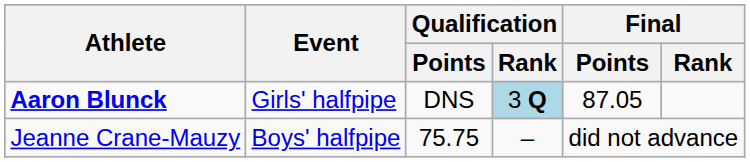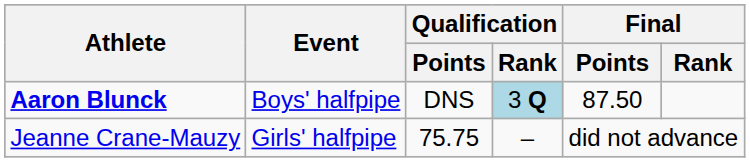(324, 100) Girls' halfpipe -> (326, 100) Boys' halfpipe
(612, 100) 87.05 -> (612, 100) 87.50
(326, 138) Boys' halfpipe -> (324, 138) Girls' halfpipe
